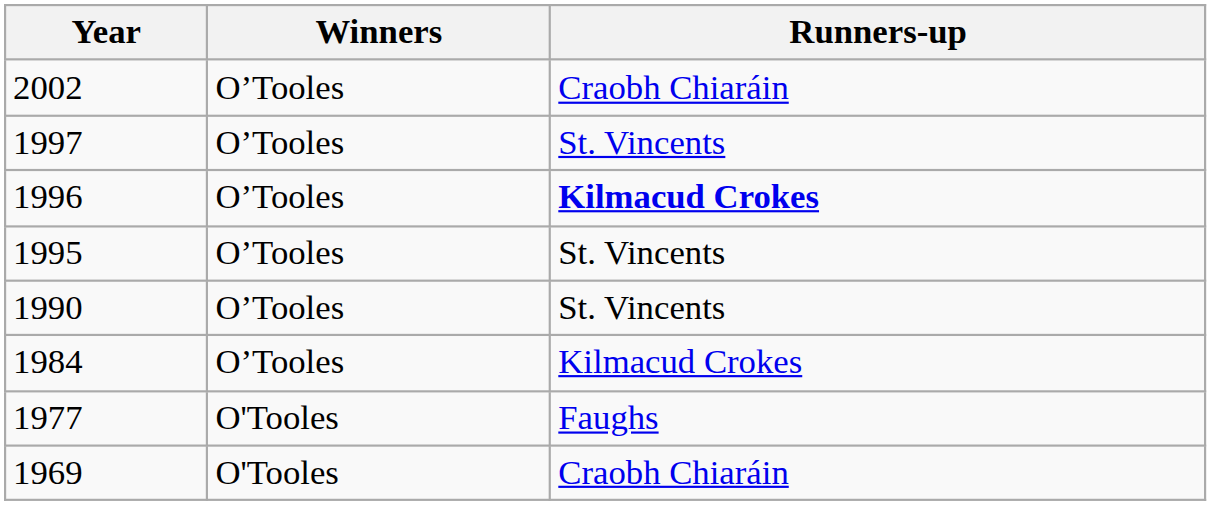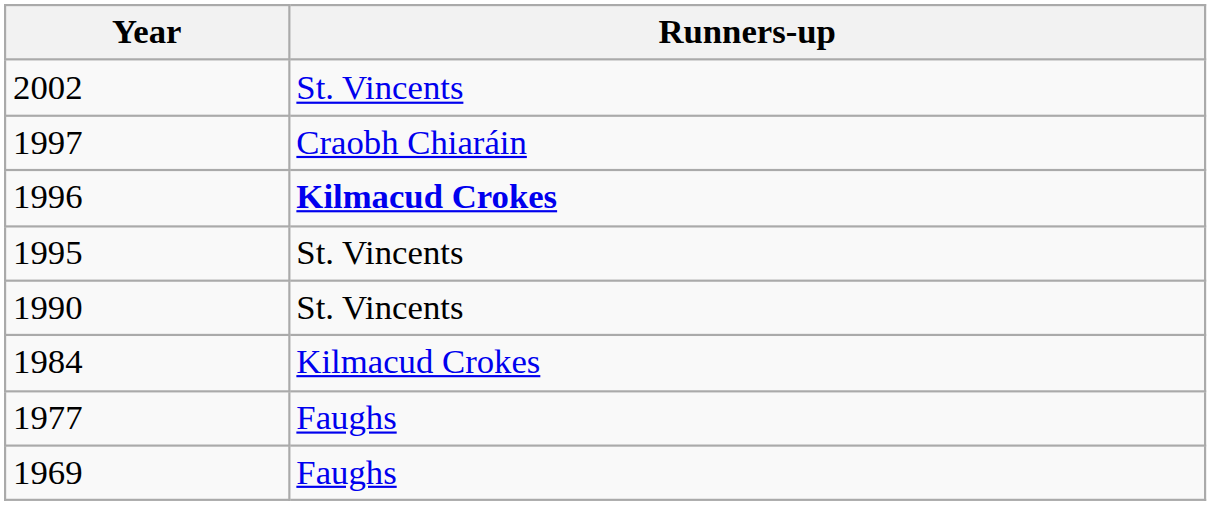- column: (379, 32)
(674, 87) Craobh Chiaráin -> (380, 87) St. Vincents
(642, 142) St. Vincents -> (412, 142) Craobh Chiaráin
(674, 472) Craobh Chiaráin -> (347, 472) Faughs
